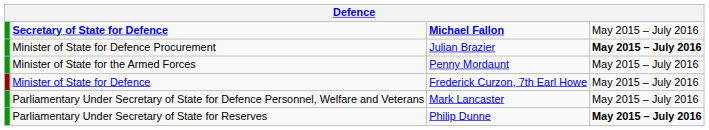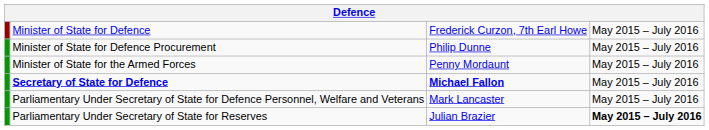rows swapped: (90, 30) <-> (81, 82)
(462, 47) Julian Brazier -> (460, 47) Philip Dunne
(647, 47) bold -> (645, 47) normal
(460, 116) Philip Dunne -> (462, 116) Julian Brazier
